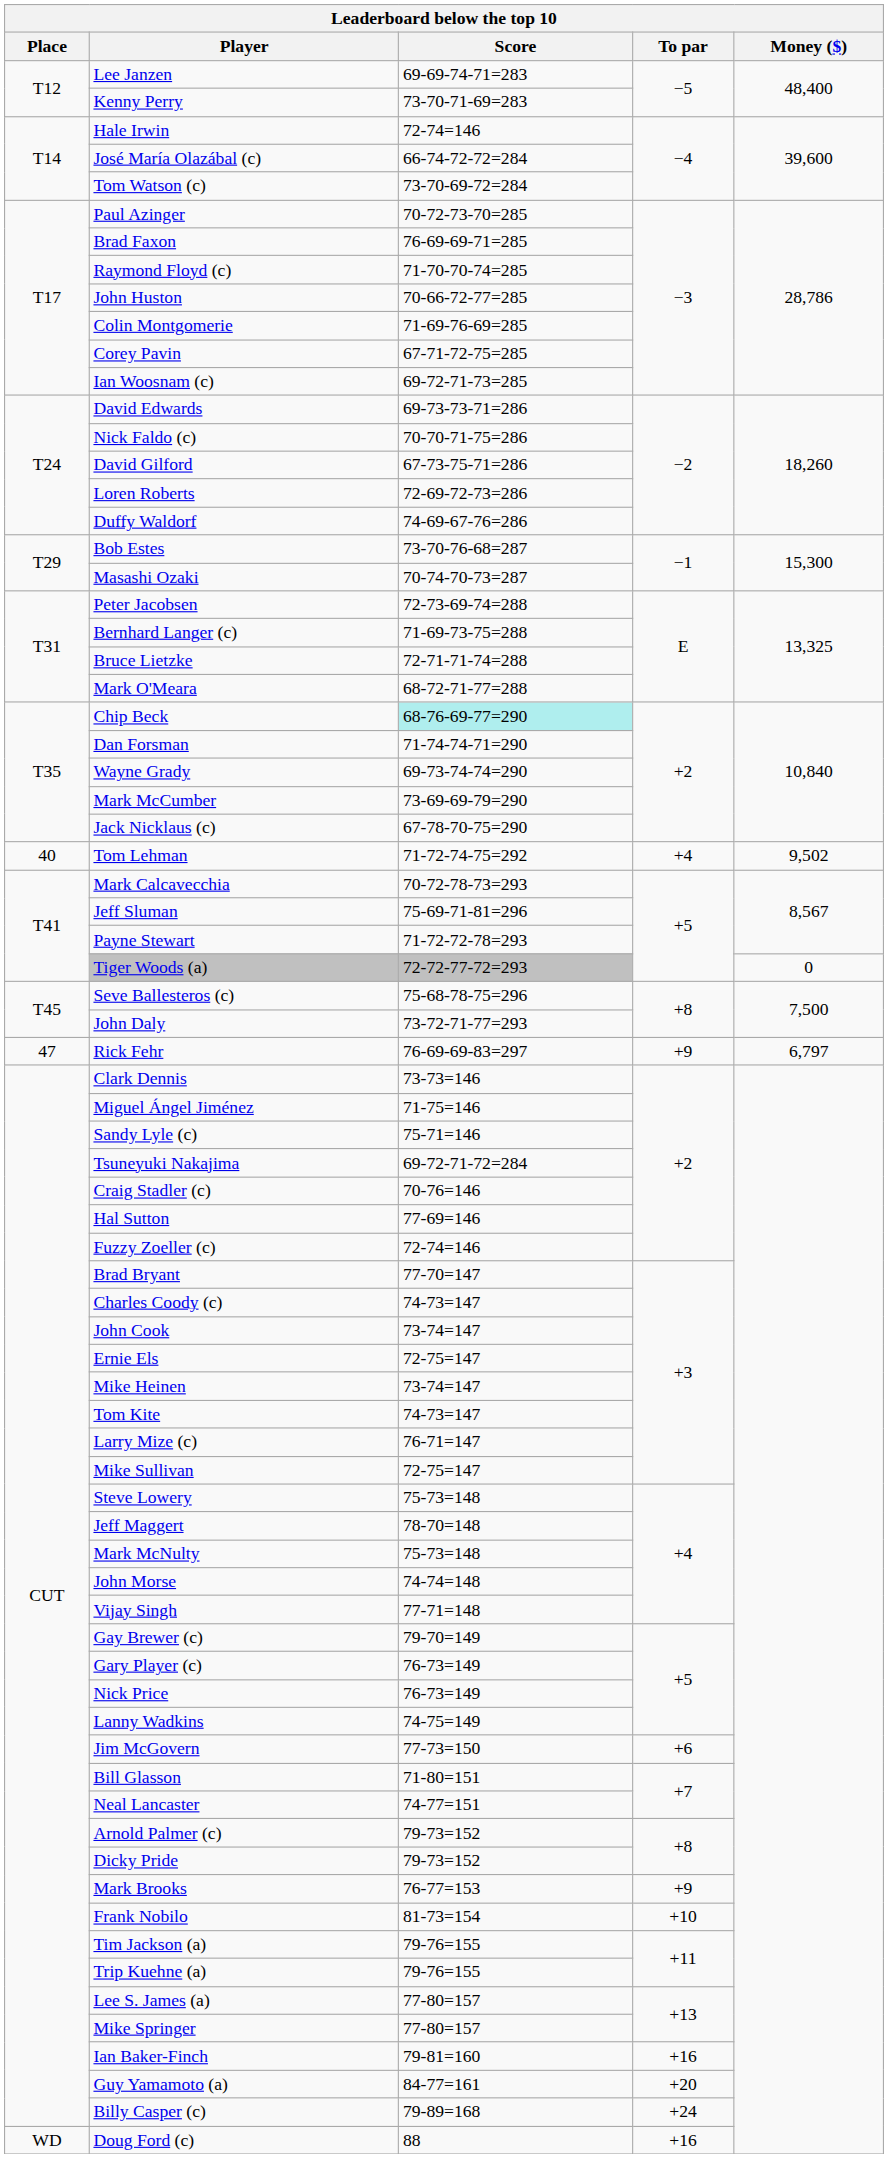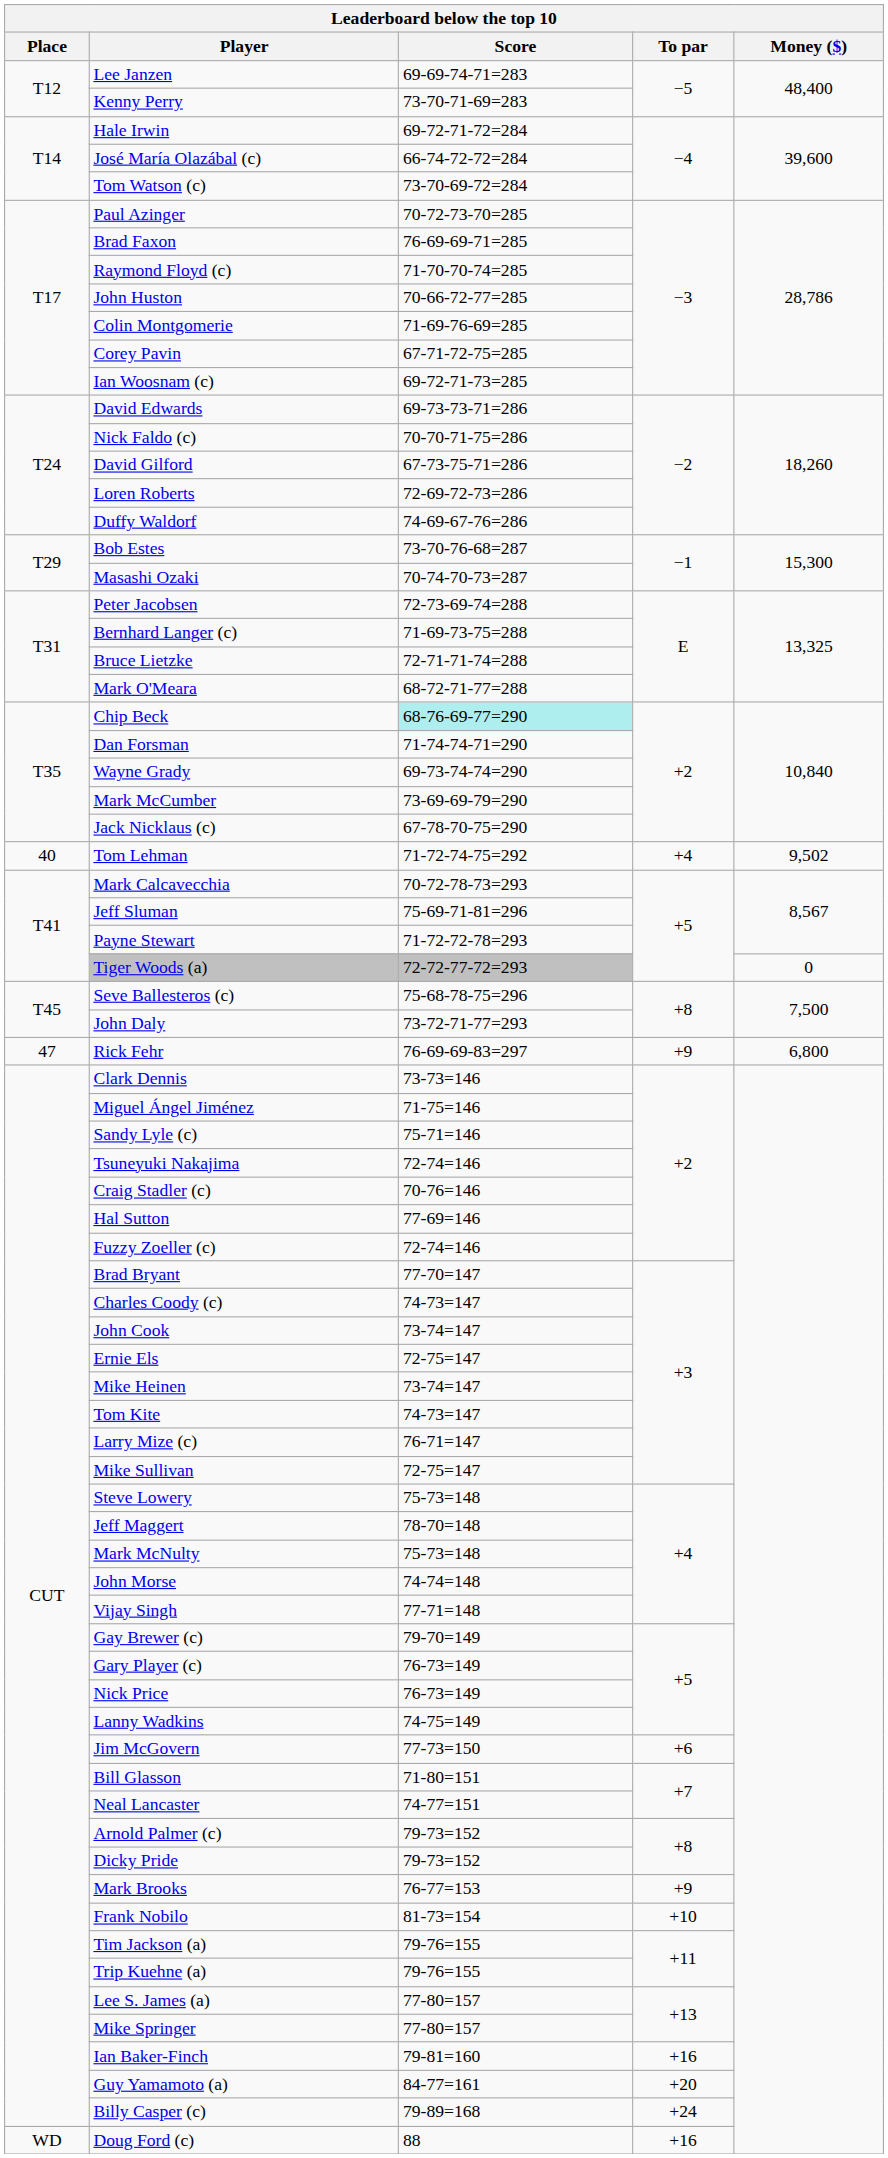(442, 130) 72-74=146 -> (465, 130) 69-72-71-72=284
(809, 1051) 6,797 -> (809, 1051) 6,800
(465, 1162) 69-72-71-72=284 -> (442, 1162) 72-74=146
